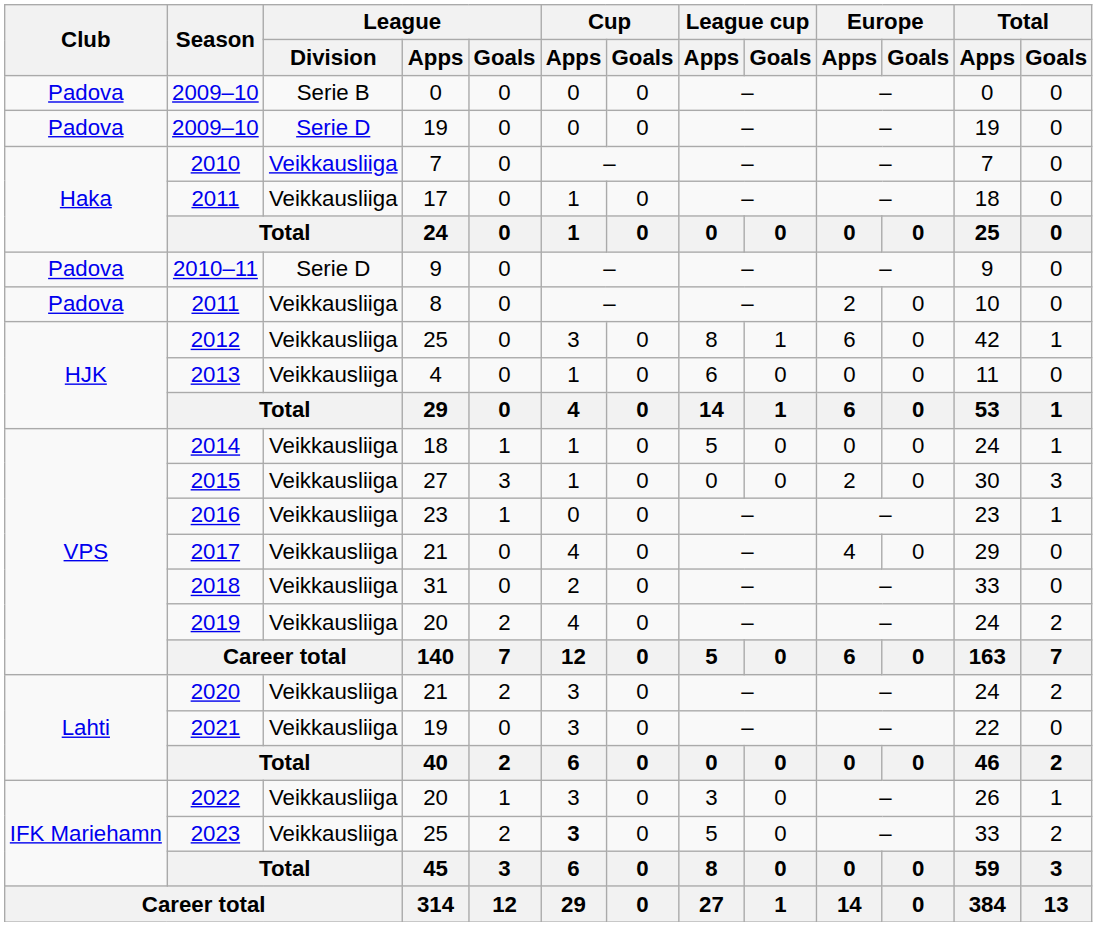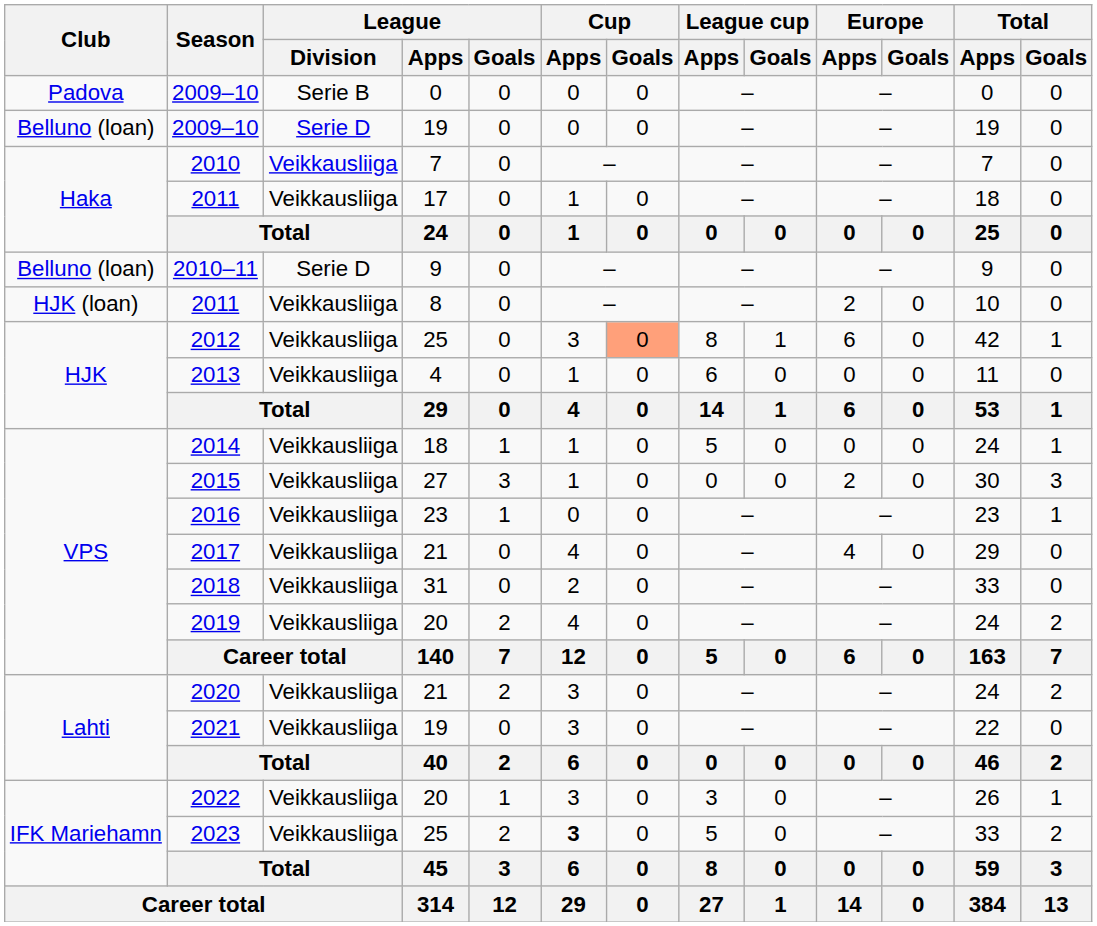(86, 127) Padova -> (86, 127) Belluno (loan)
(86, 269) Padova -> (86, 269) Belluno (loan)
(86, 304) Padova -> (86, 304) HJK (loan)
(642, 339) no background -> (642, 339) lightsalmon background
